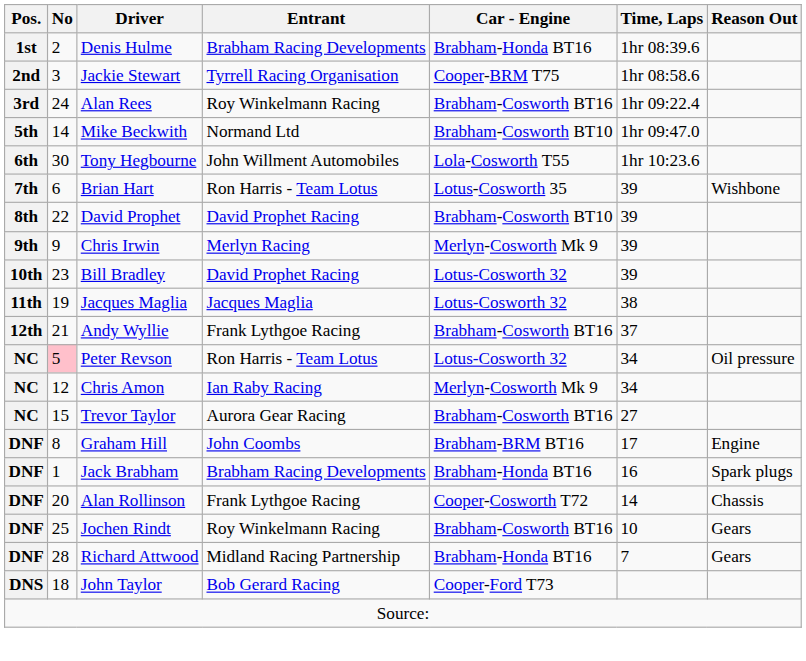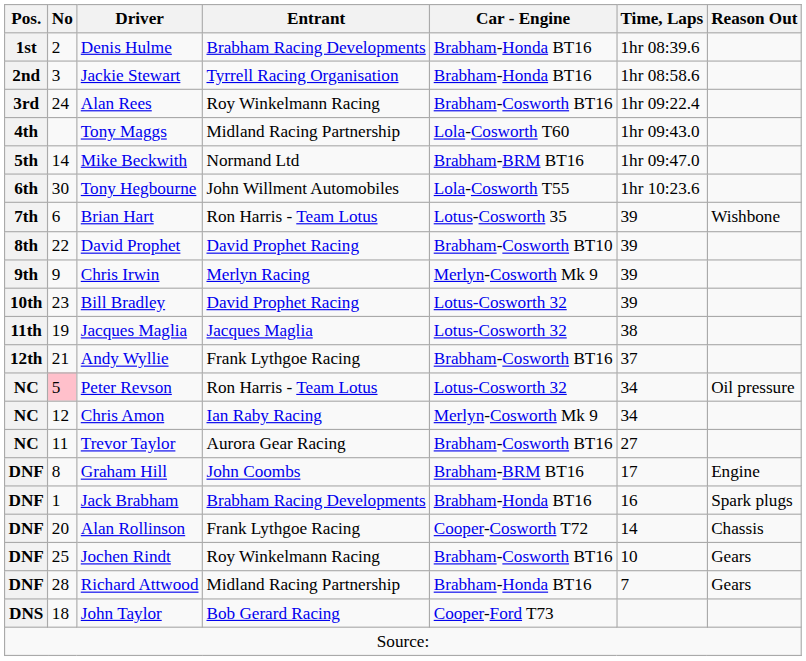(497, 75) Cooper-BRM T75 -> (513, 75) Brabham-Honda BT16
+ row: (124, 132)
(523, 132) Brabham-Cosworth BT10 -> (509, 160) Brabham-BRM BT16
(60, 415) 15 -> (60, 443) 11
